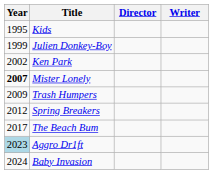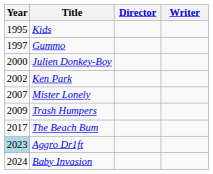+ row: (49, 45)
(17, 45) 1999 -> (17, 62) 2000
(17, 78) bold -> (17, 95) normal
- row: (66, 111)
